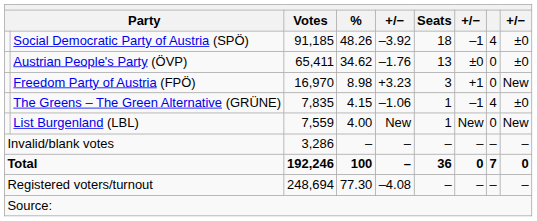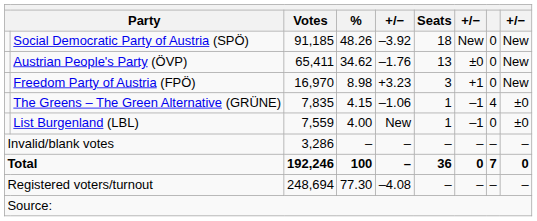(476, 41) –1 -> (471, 41) New
(493, 41) 4 -> (493, 41) 0
(521, 41) ±0 -> (516, 41) New
(521, 61) ±0 -> (516, 61) New
(471, 123) New -> (476, 123) –1
(516, 123) New -> (521, 123) ±0
